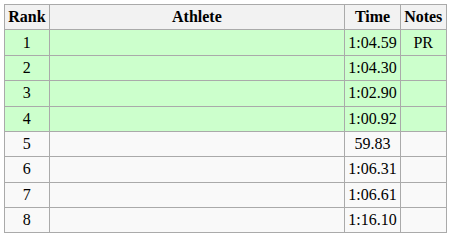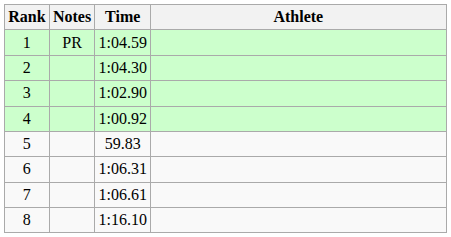columns swapped: (197, 17) <-> (423, 17)
